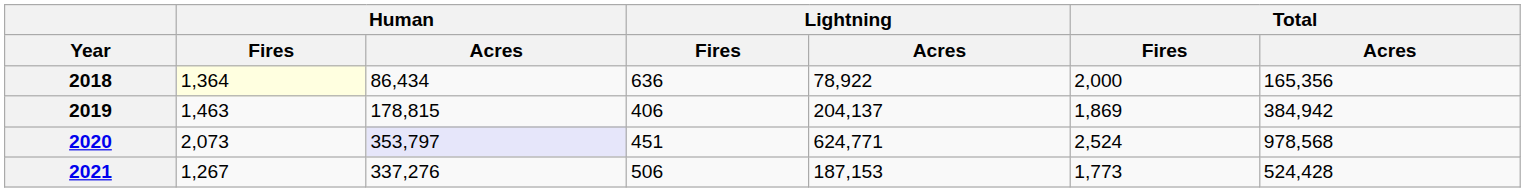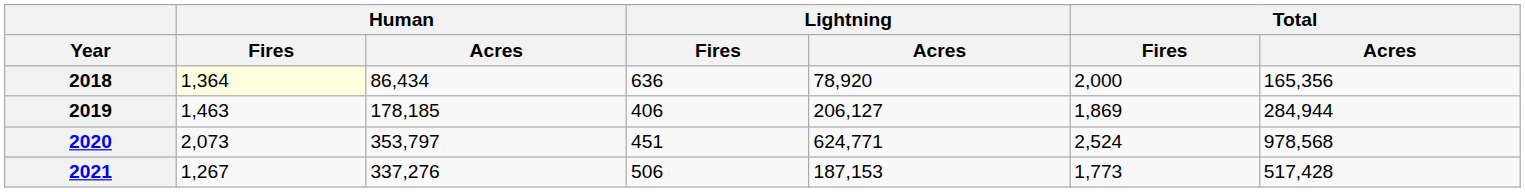(843, 80) 78,922 -> (843, 80) 78,920
(405, 111) 178,815 -> (405, 111) 178,185
(848, 111) 204,137 -> (848, 111) 206,127
(1299, 111) 384,942 -> (1299, 111) 284,944
(405, 141) lavender background -> (405, 141) no background
(1299, 171) 524,428 -> (1299, 171) 517,428
